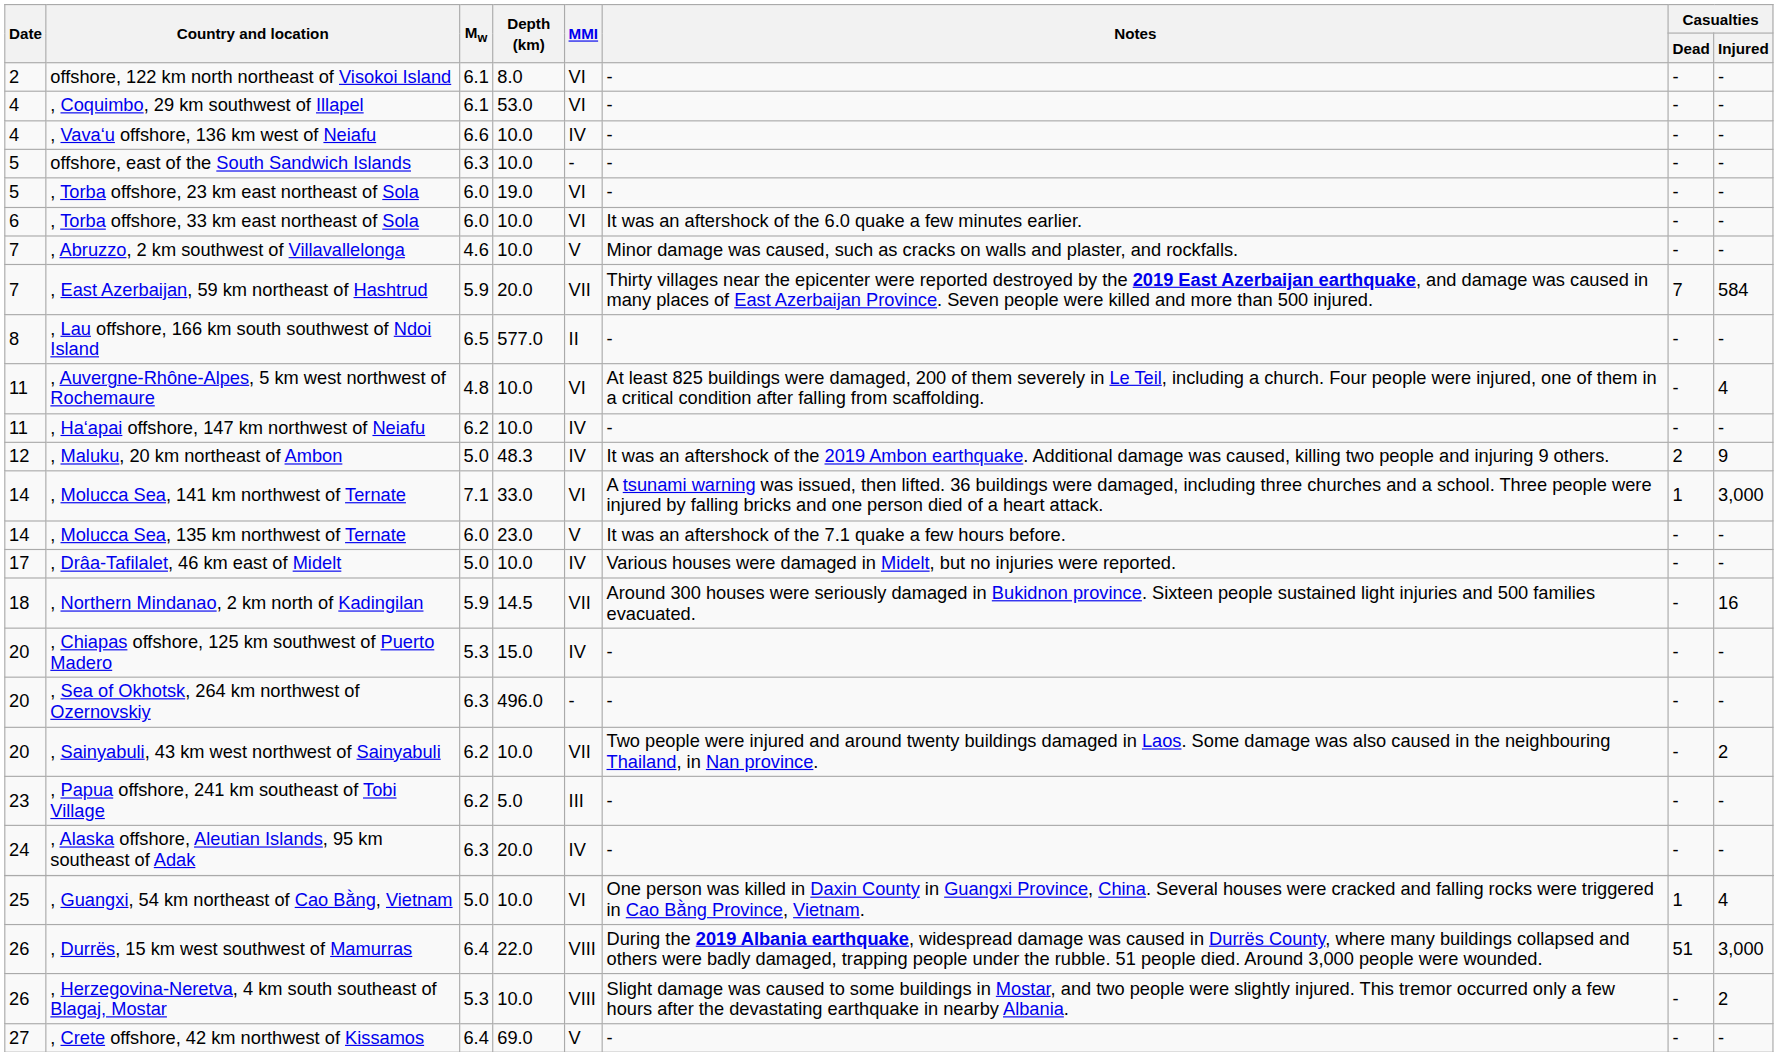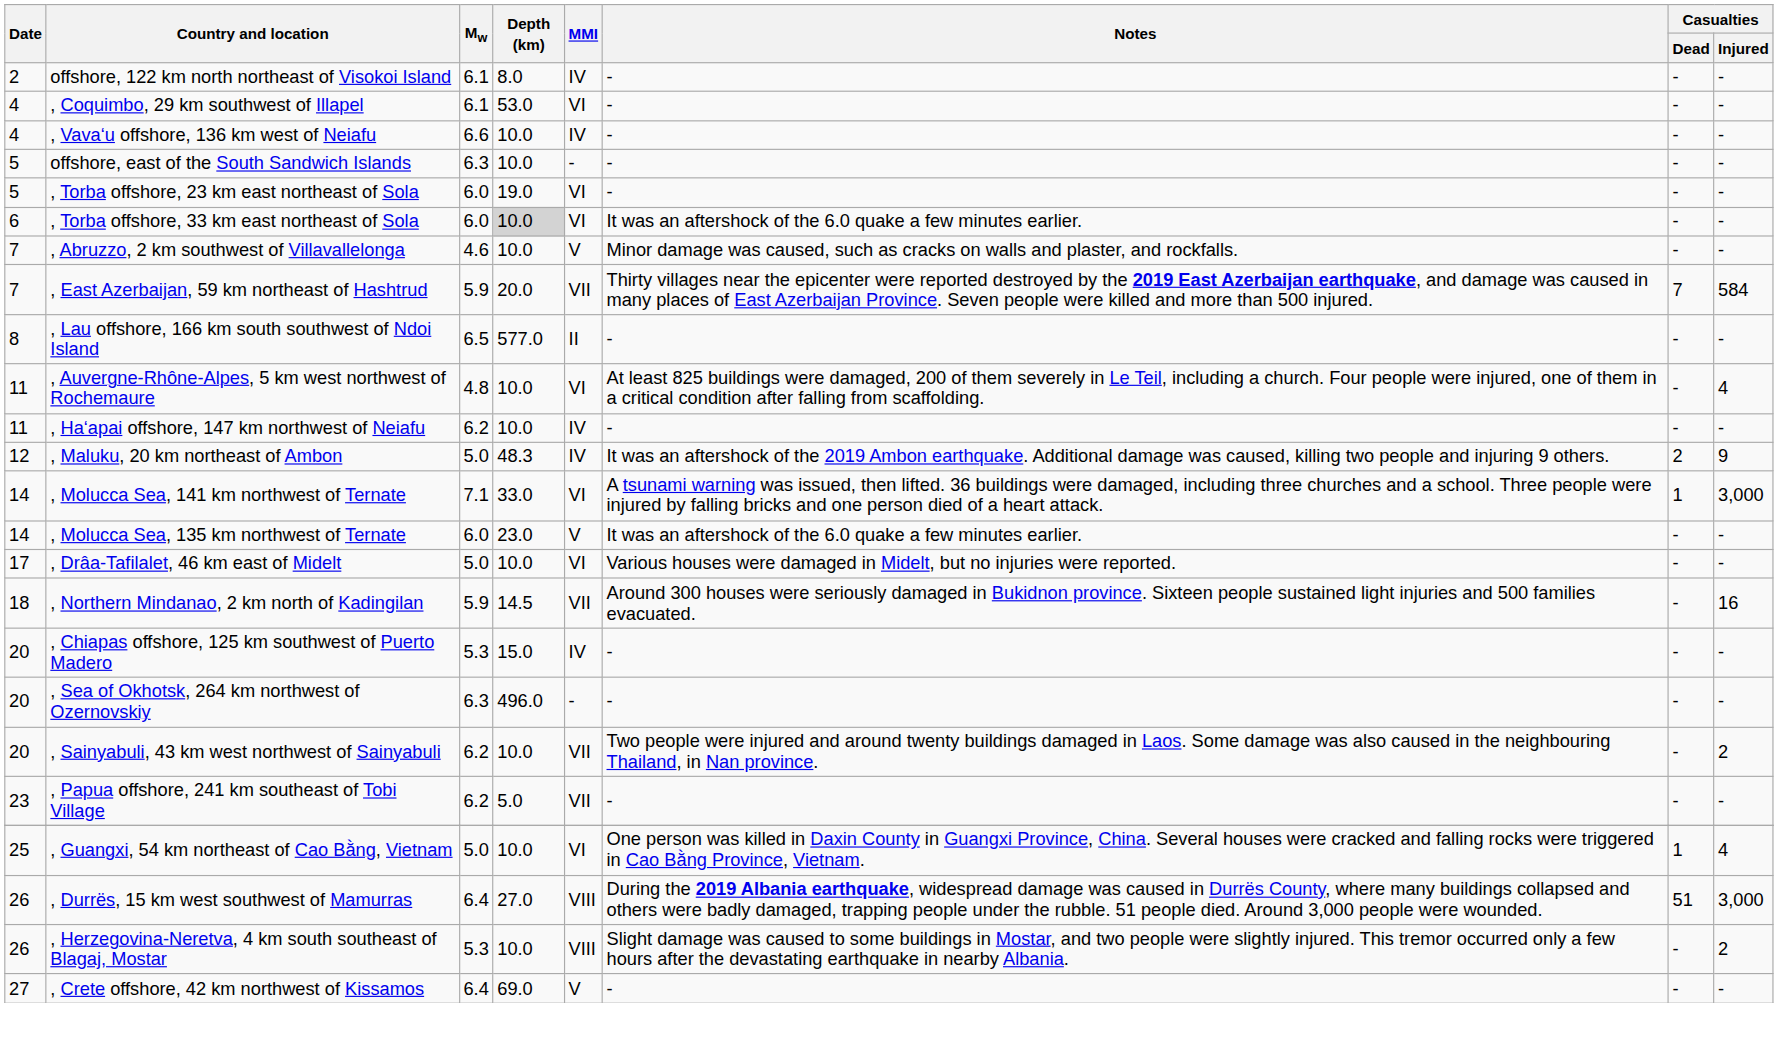(577, 76) VI -> (577, 76) IV
(515, 221) no background -> (515, 221) lightgrey background
(836, 534) It was an aftershock of the 7.1 quake a few hours before. -> (844, 534) It was an aftershock of the 6.0 quake a few minutes earlier.
(577, 563) IV -> (577, 563) VI
(576, 800) III -> (580, 800) VII
- row: (216, 850)
(515, 949) 22.0 -> (515, 899) 27.0
